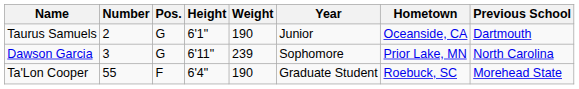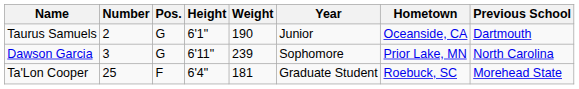(109, 73) 55 -> (109, 73) 25
(243, 73) 190 -> (243, 73) 181
